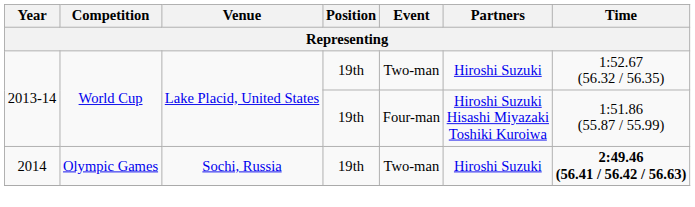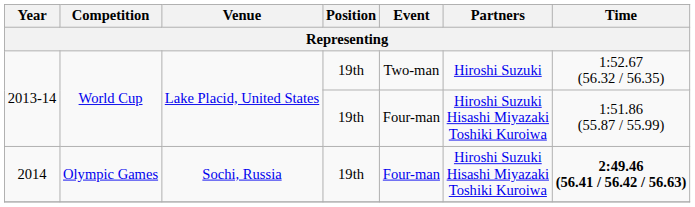(411, 165) Two-man -> (411, 173) Four-man
(498, 165) Hiroshi Suzuki -> (498, 173) Hiroshi Suzuki Hisashi Miyazaki Toshiki Kuroiwa
